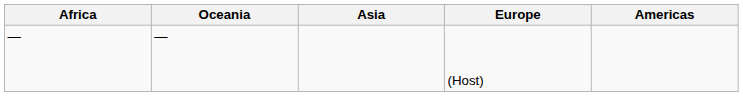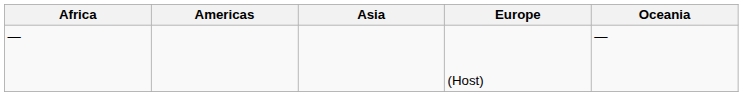columns swapped: (665, 15) <-> (224, 15)
